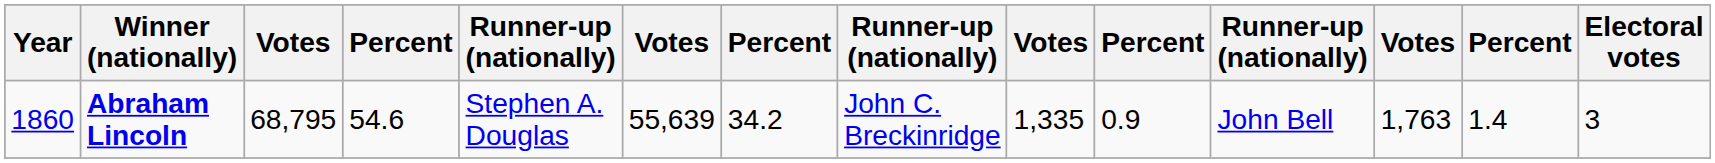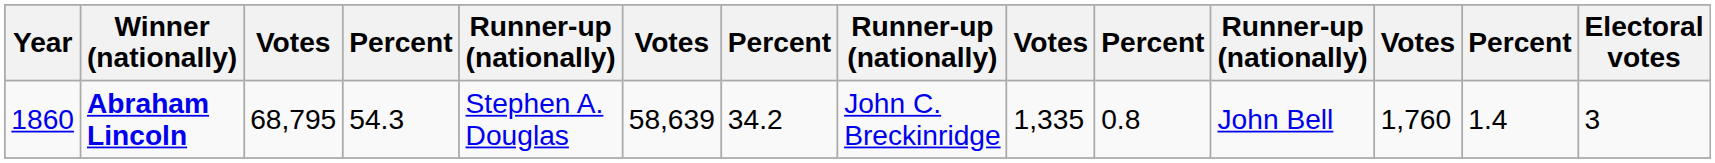(377, 119) 54.6 -> (377, 119) 54.3
(672, 119) 55,639 -> (672, 119) 58,639
(1121, 119) 0.9 -> (1121, 119) 0.8
(1416, 119) 1,763 -> (1416, 119) 1,760
